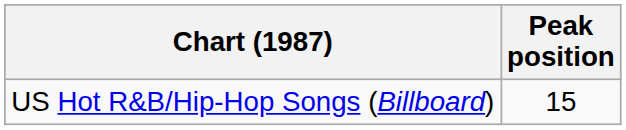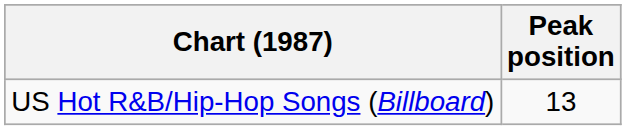(561, 101) 15 -> (561, 101) 13
